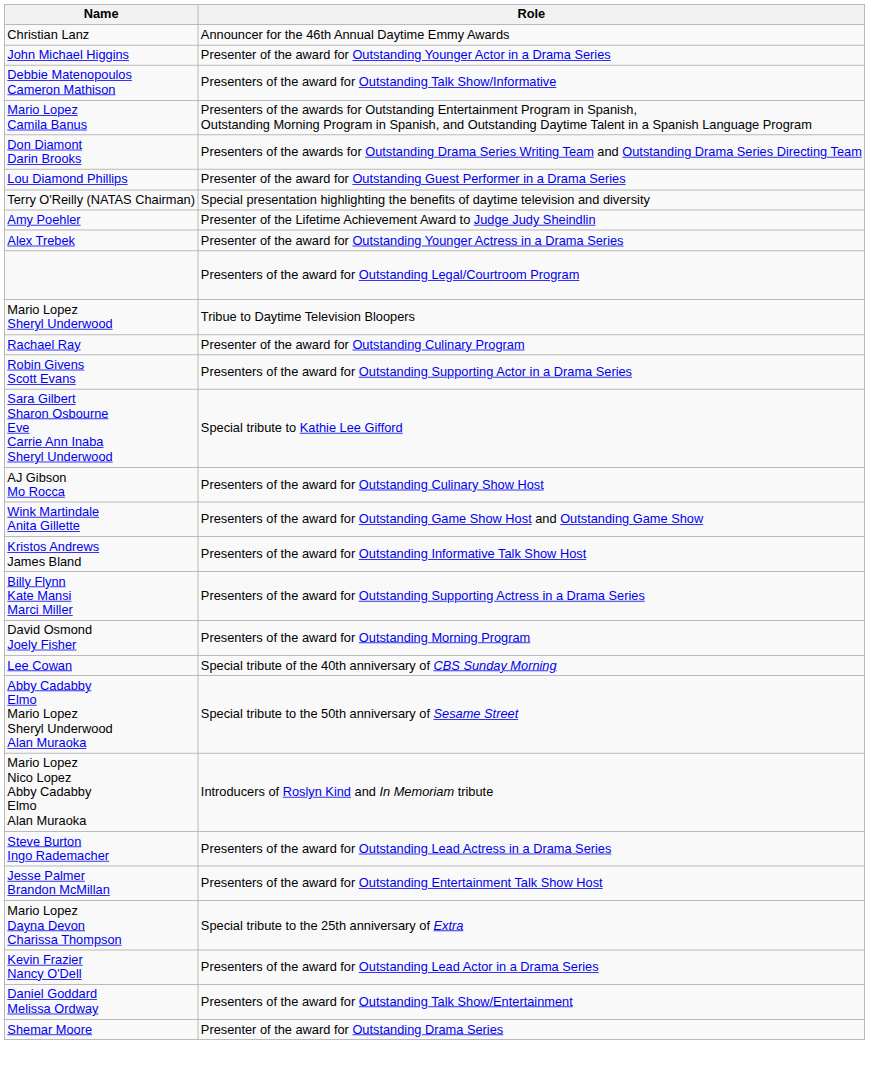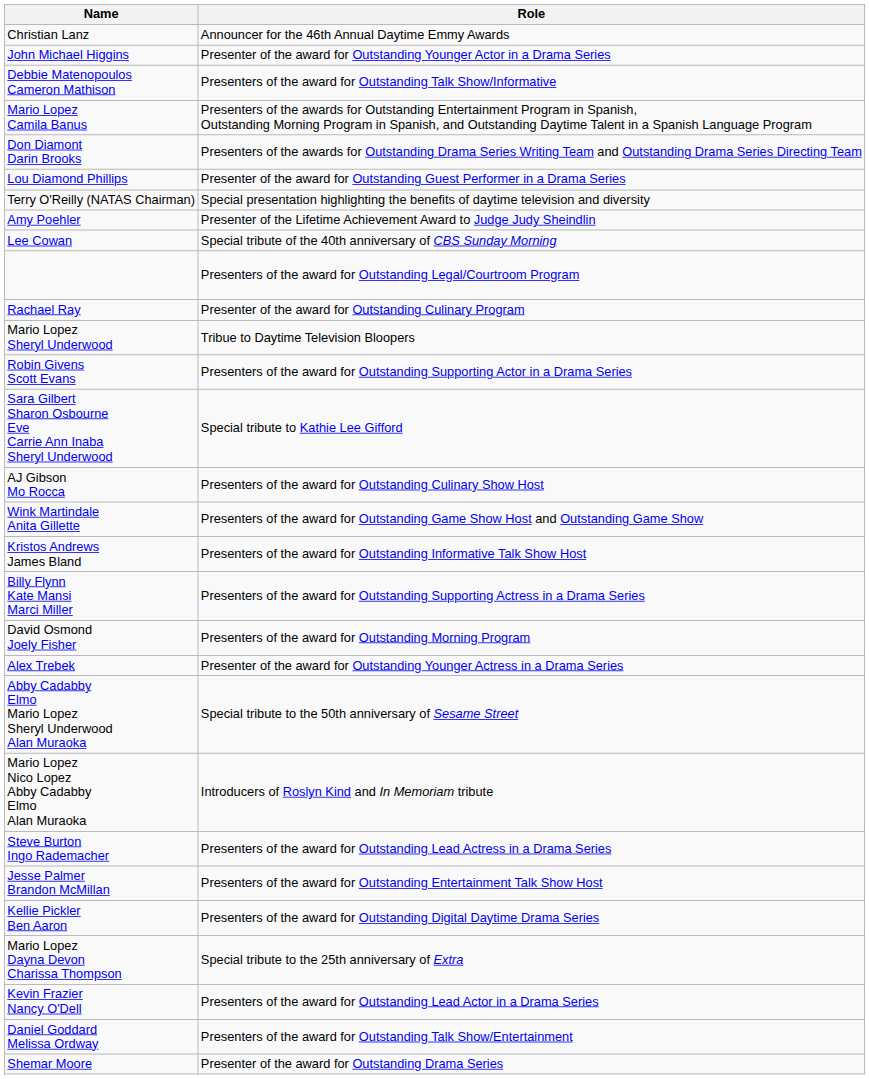rows swapped: (41, 240) <-> (40, 665)
rows swapped: (44, 344) <-> (60, 317)
+ row: (44, 918)
